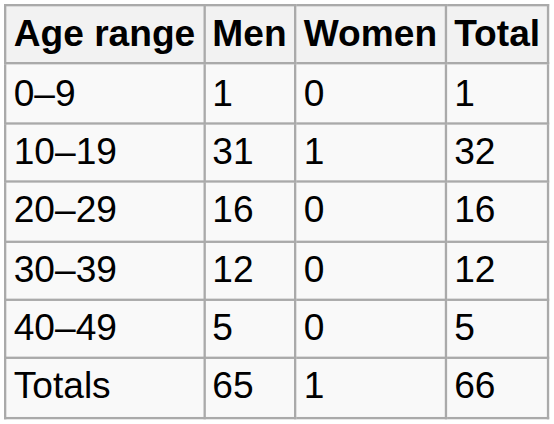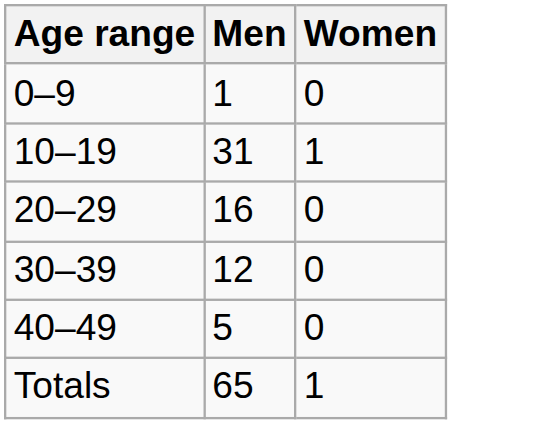- column: (497, 33)
